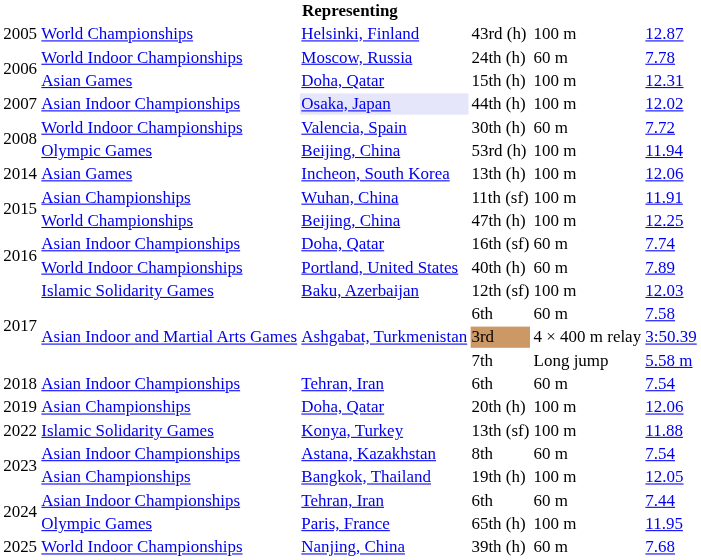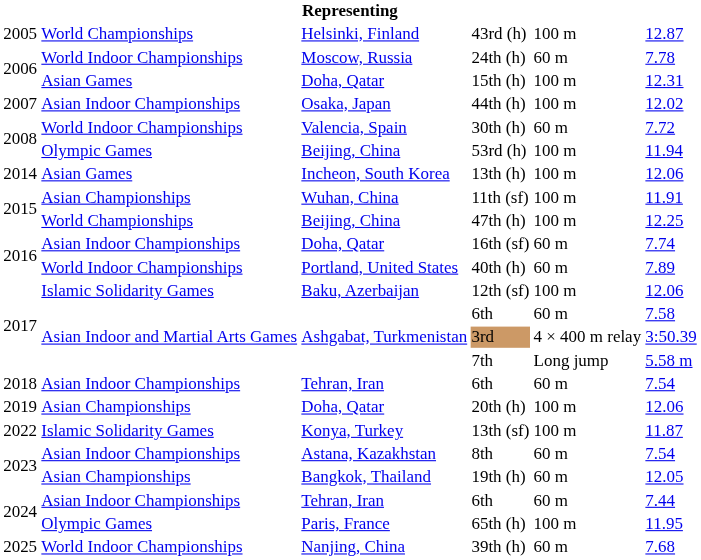(346, 103) lavender background -> (346, 103) no background
(664, 290) 12.03 -> (664, 290) 12.06
(664, 430) 11.88 -> (664, 430) 11.87
(555, 477) 100 m -> (551, 477) 60 m
